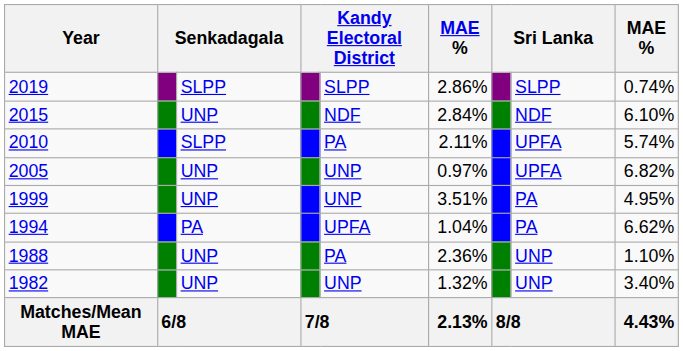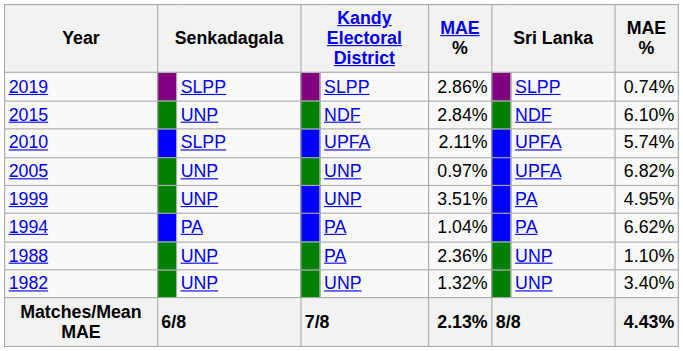(335, 143) PA -> (347, 143) UPFA
(347, 227) UPFA -> (335, 227) PA
